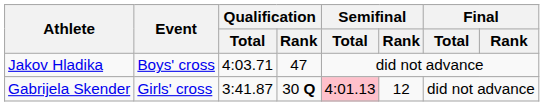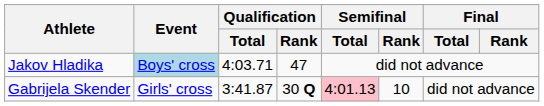(176, 65) no background -> (176, 65) lightblue background
(401, 89) 12 -> (401, 89) 10
